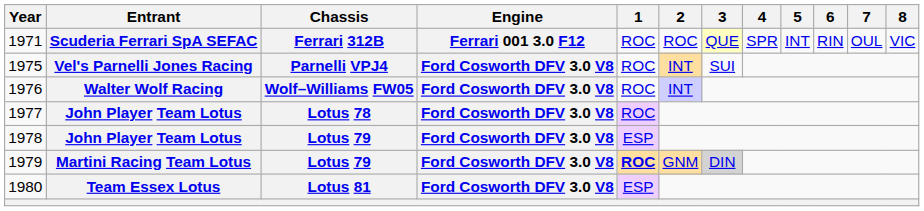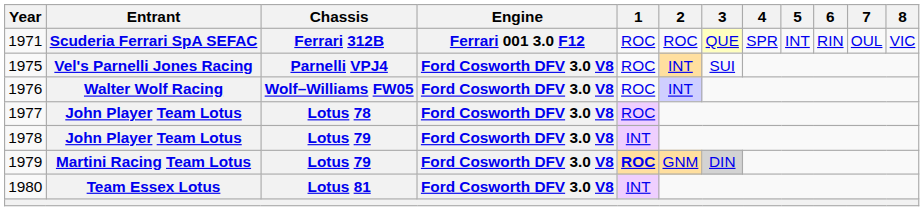(638, 137) ESP -> (638, 137) INT
(638, 186) ESP -> (638, 186) INT
